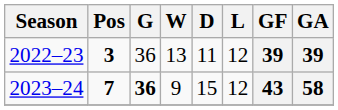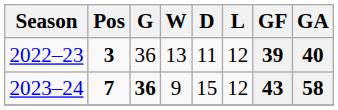(313, 54) 39 -> (313, 54) 40
